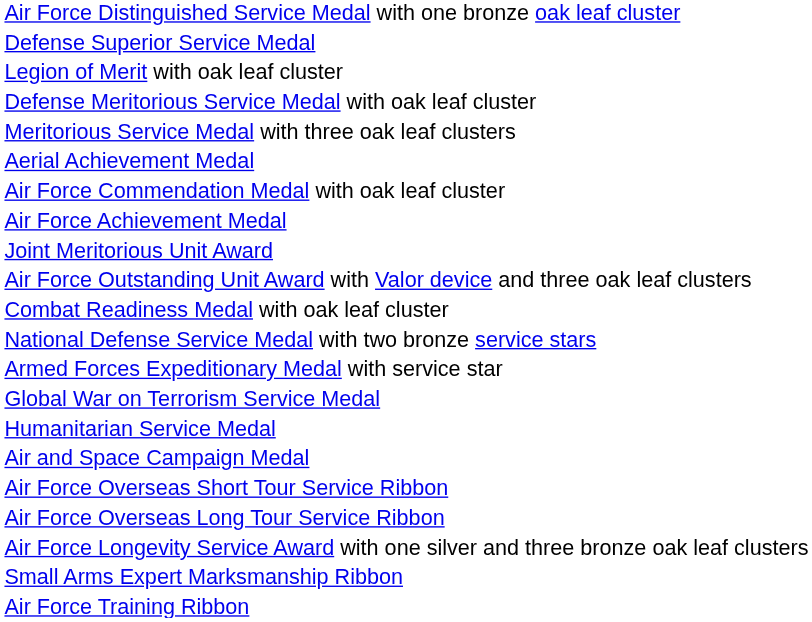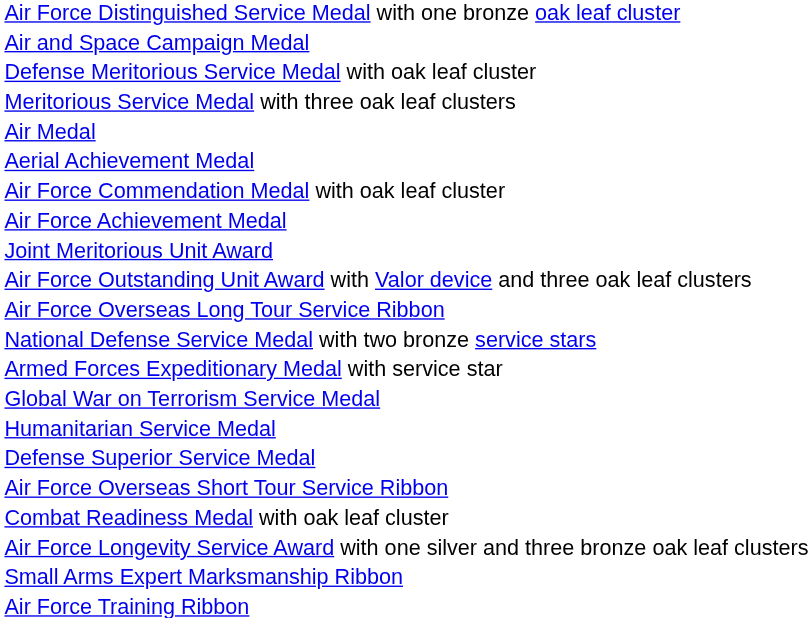rows swapped: (160, 42) <-> (157, 458)
- row: (174, 72)
+ row: (50, 131)
rows swapped: (227, 310) <-> (225, 517)
